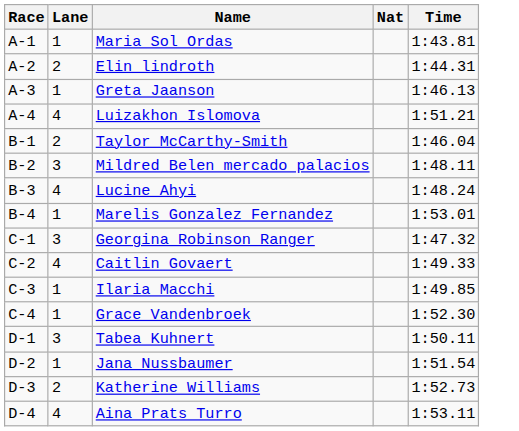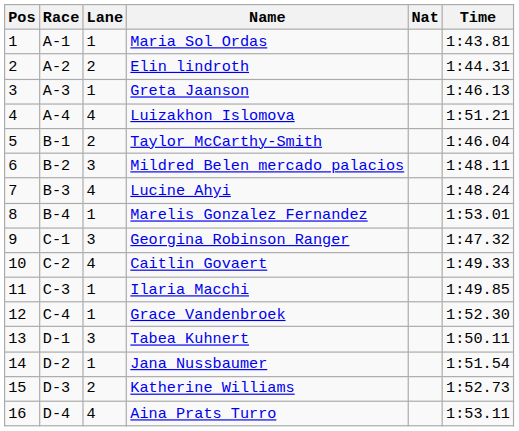+ column: (22, 17)
